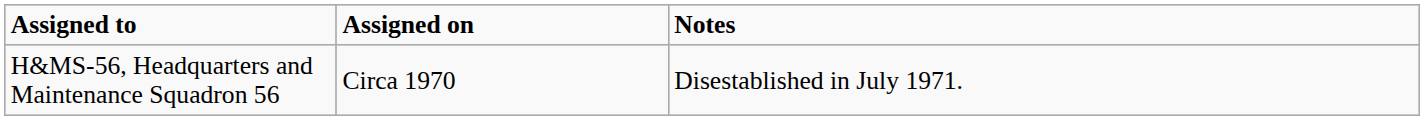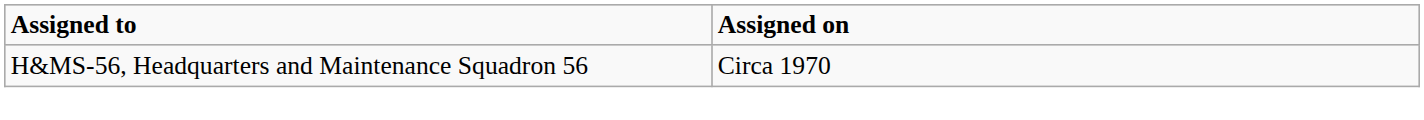- column: (705, 24)
